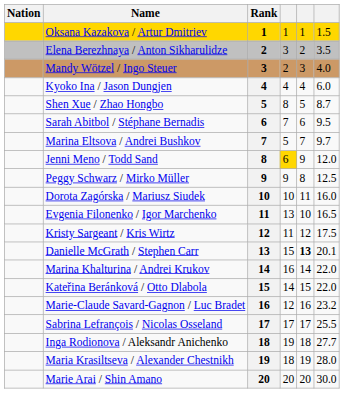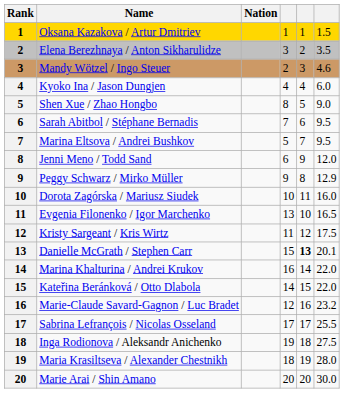columns swapped: (264, 13) <-> (24, 13)
(324, 68) 4.0 -> (324, 68) 4.6
(324, 104) 8.7 -> (324, 104) 9.0
(324, 141) 9.7 -> (324, 141) 9.5
(286, 159) gold background -> (286, 159) no background
(326, 178) 12.5 -> (326, 178) 12.9
(326, 342) 27.7 -> (326, 342) 27.5
